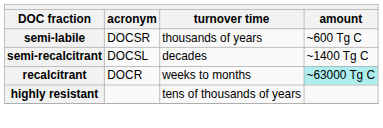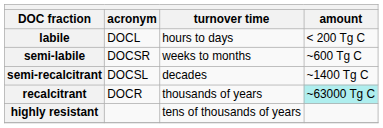+ row: (54, 38)
(212, 38) thousands of years -> (207, 56) weeks to months
(207, 75) weeks to months -> (212, 94) thousands of years
